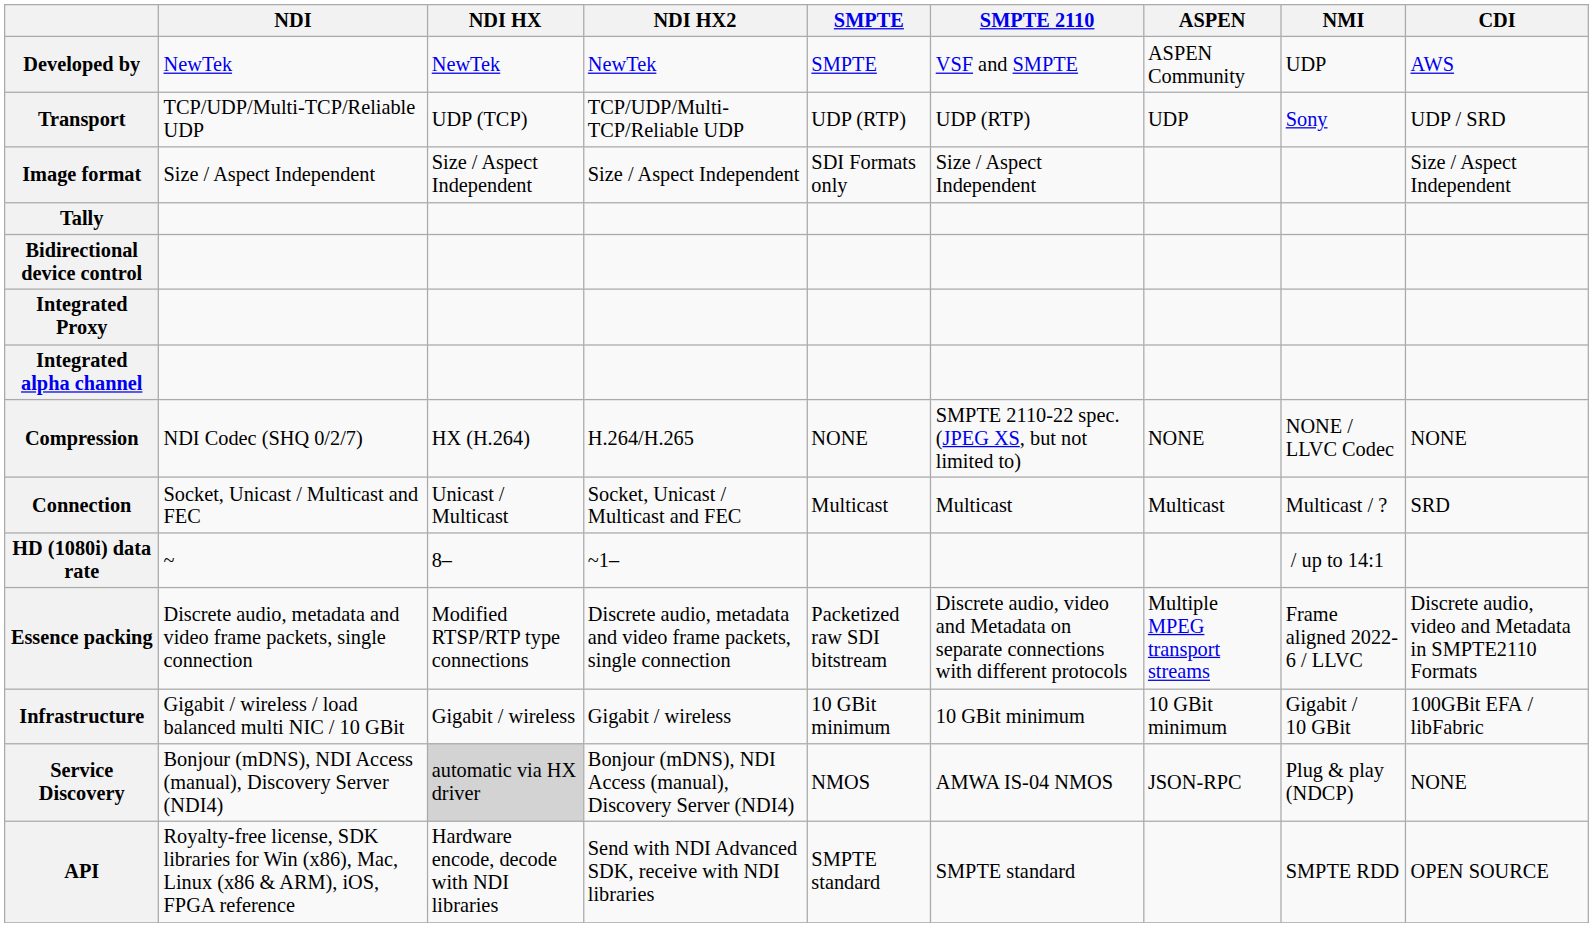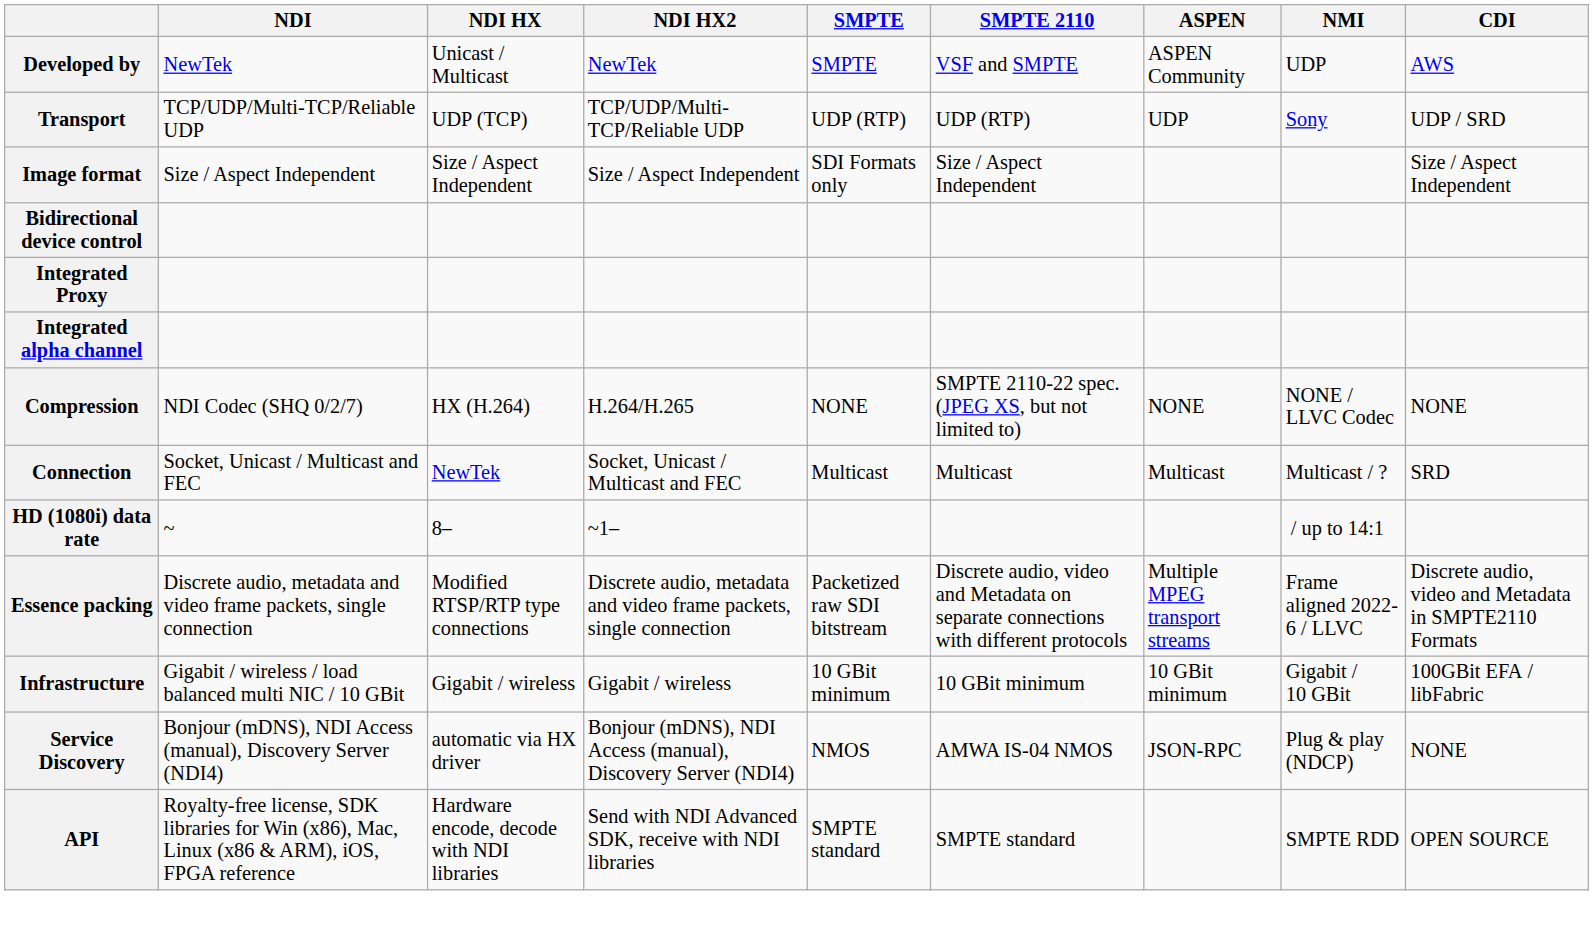(466, 64) NewTek -> (470, 64) Unicast / Multicast
- row: (82, 218)
(470, 504) Unicast / Multicast -> (466, 472) NewTek
(504, 782) lightgrey background -> (504, 750) no background
